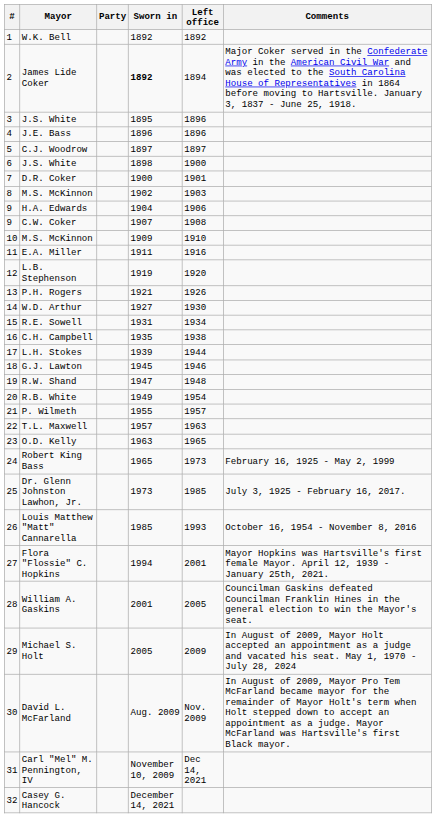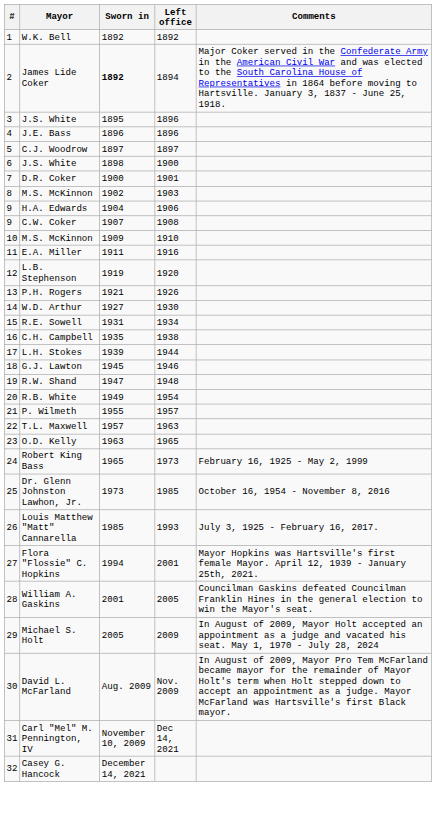- column: (113, 17)
(315, 492) July 3, 1925 - February 16, 2017. -> (294, 492) October 16, 1954 - November 8, 2016
(321, 528) October 16, 1954 - November 8, 2016 -> (289, 528) July 3, 1925 - February 16, 2017.
